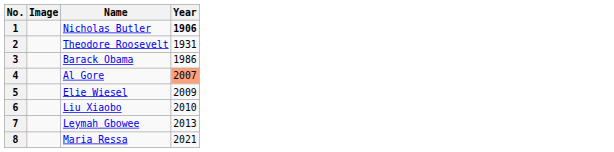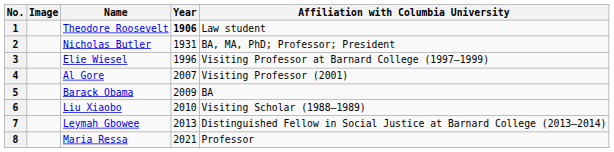+ column: (404, 12)
(107, 28) Nicholas Butler -> (116, 28) Theodore Roosevelt
(116, 44) Theodore Roosevelt -> (107, 44) Nicholas Butler
(98, 60) Barack Obama -> (95, 60) Elie Wiesel
(185, 60) 1986 -> (185, 60) 1996
(185, 76) lightsalmon background -> (185, 76) no background
(95, 92) Elie Wiesel -> (98, 92) Barack Obama
